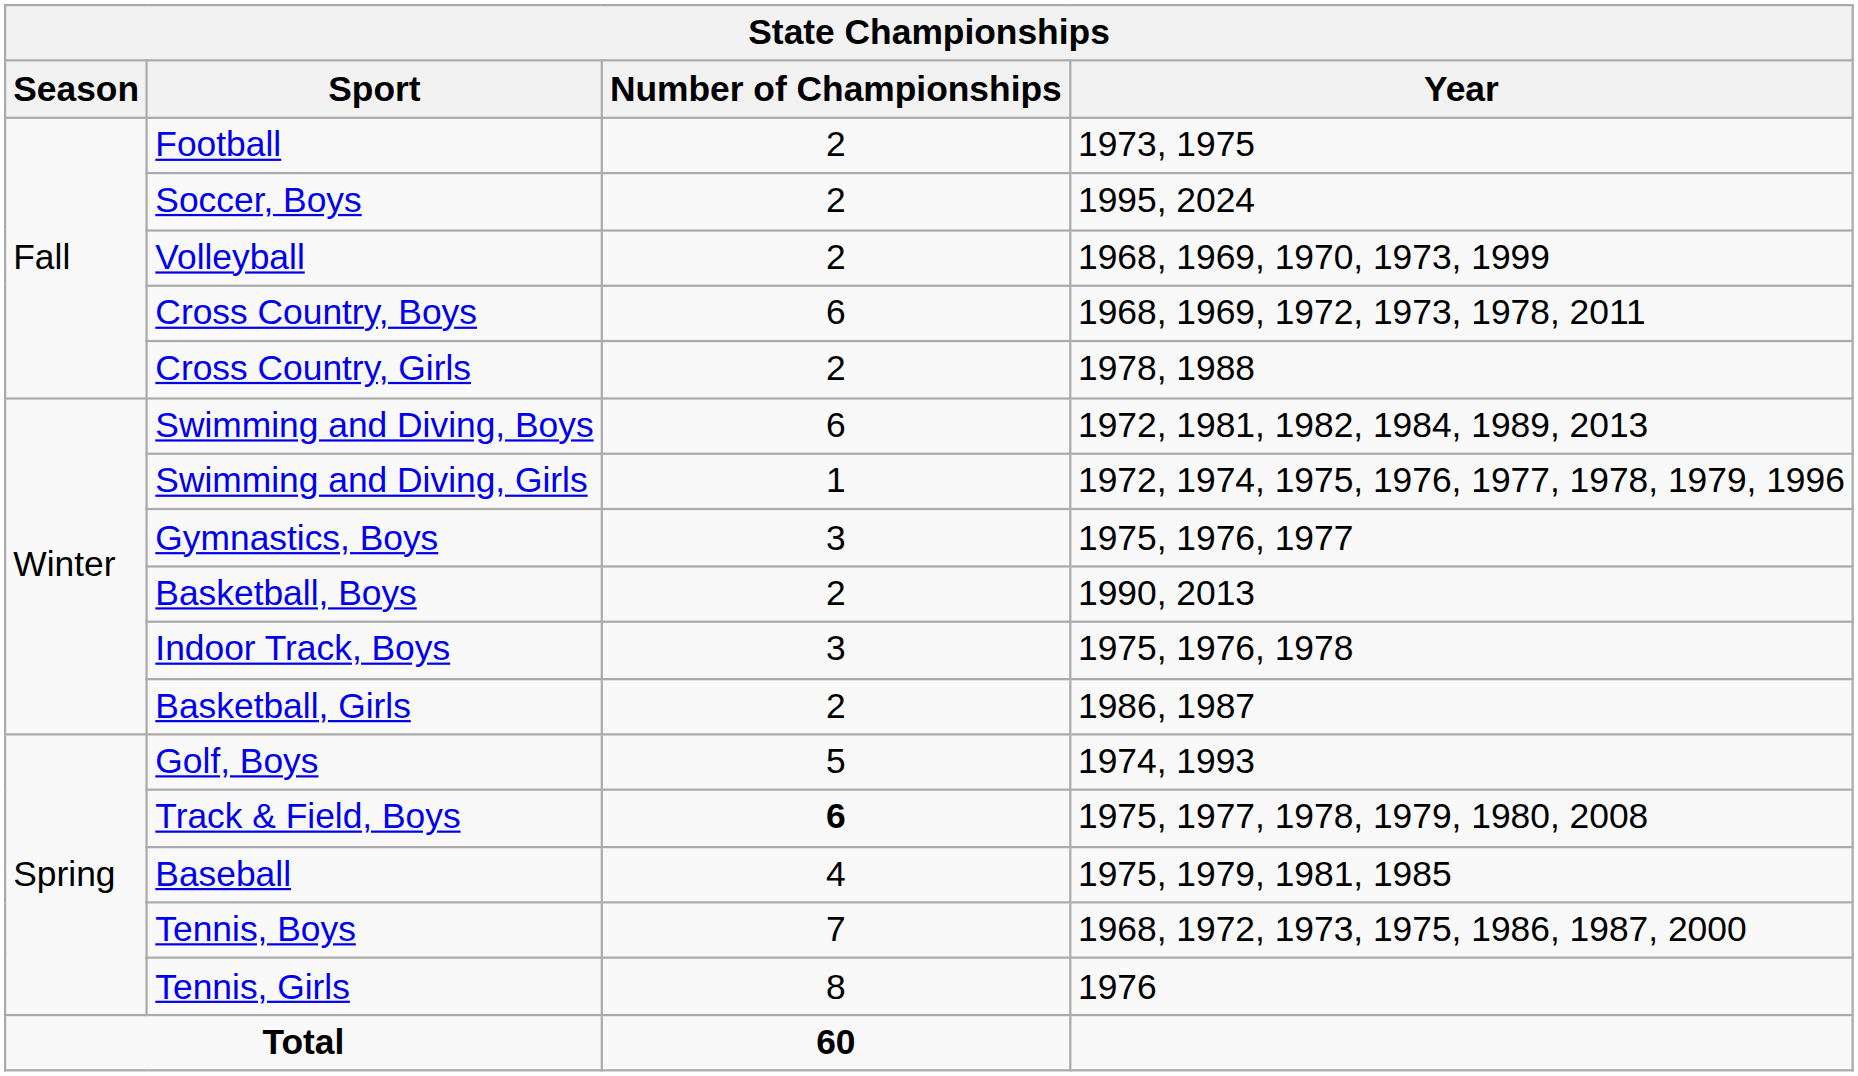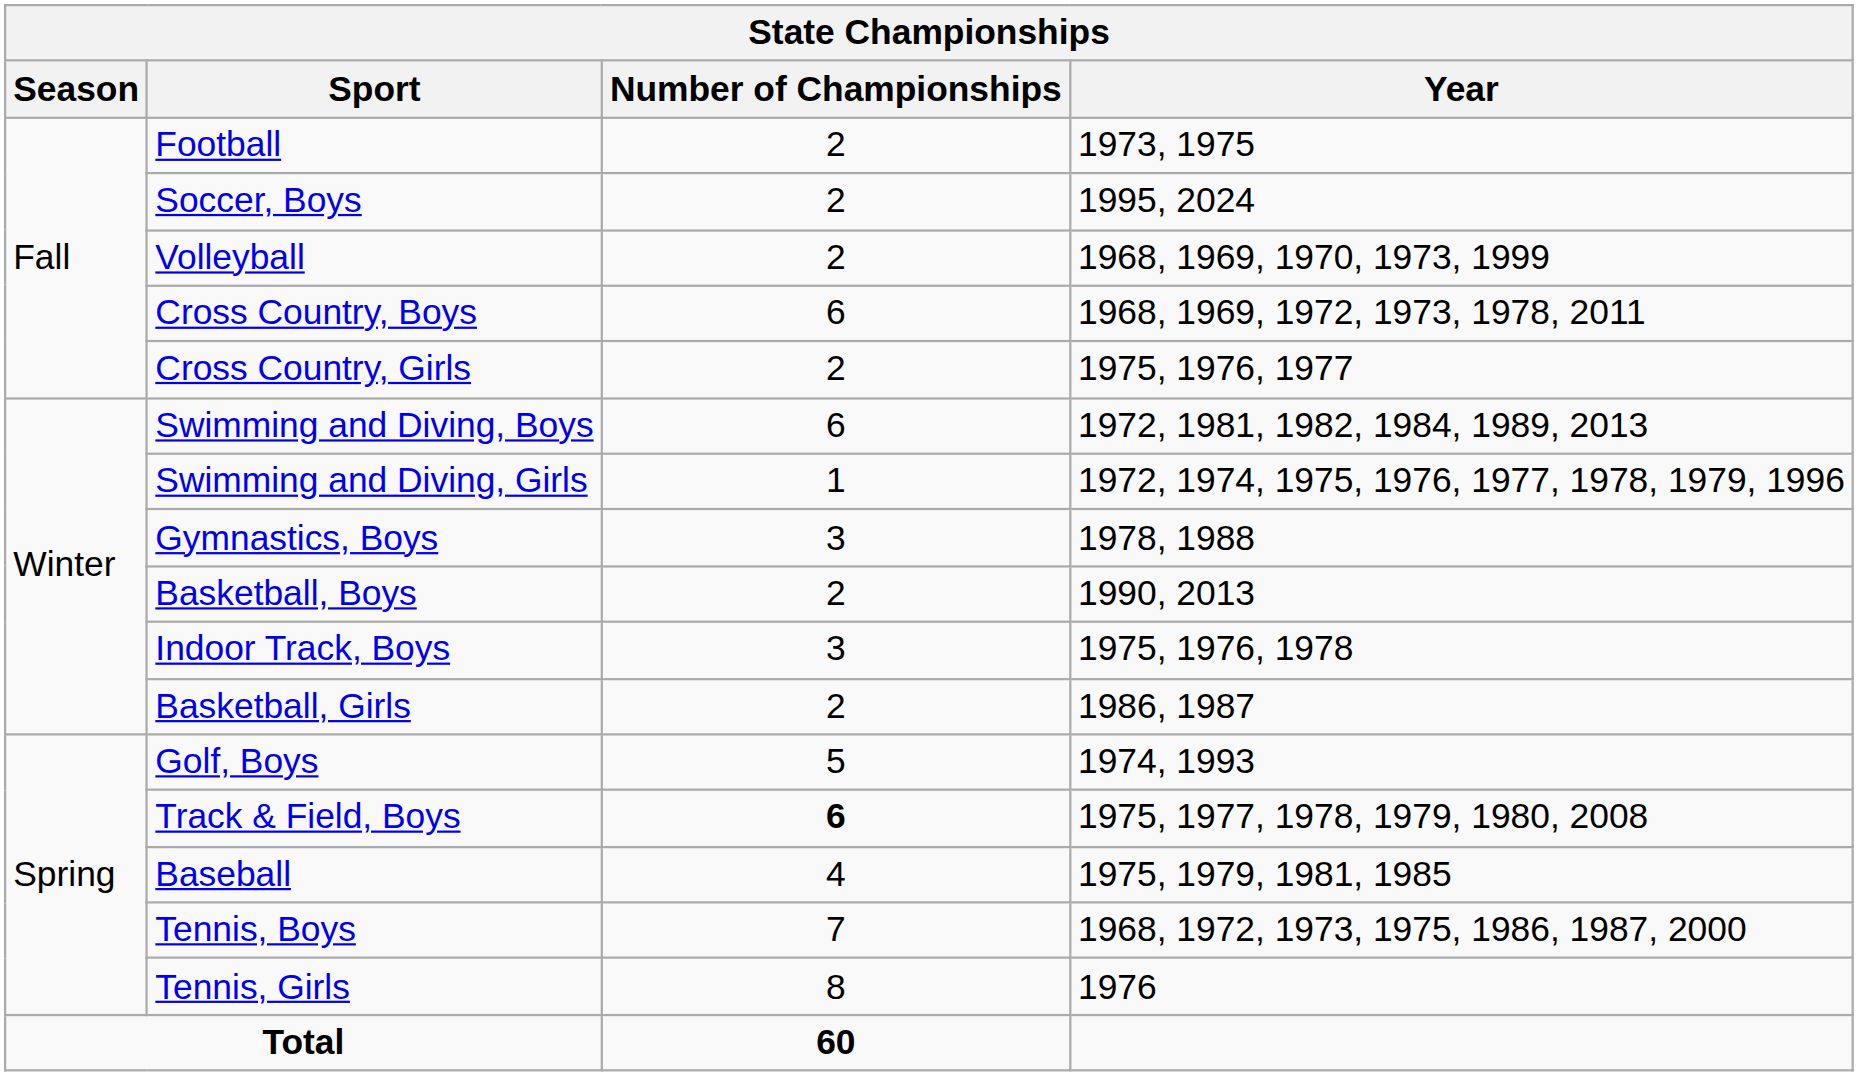(1167, 369) 1978, 1988 -> (1216, 369) 1975, 1976, 1977
(1216, 537) 1975, 1976, 1977 -> (1167, 537) 1978, 1988
